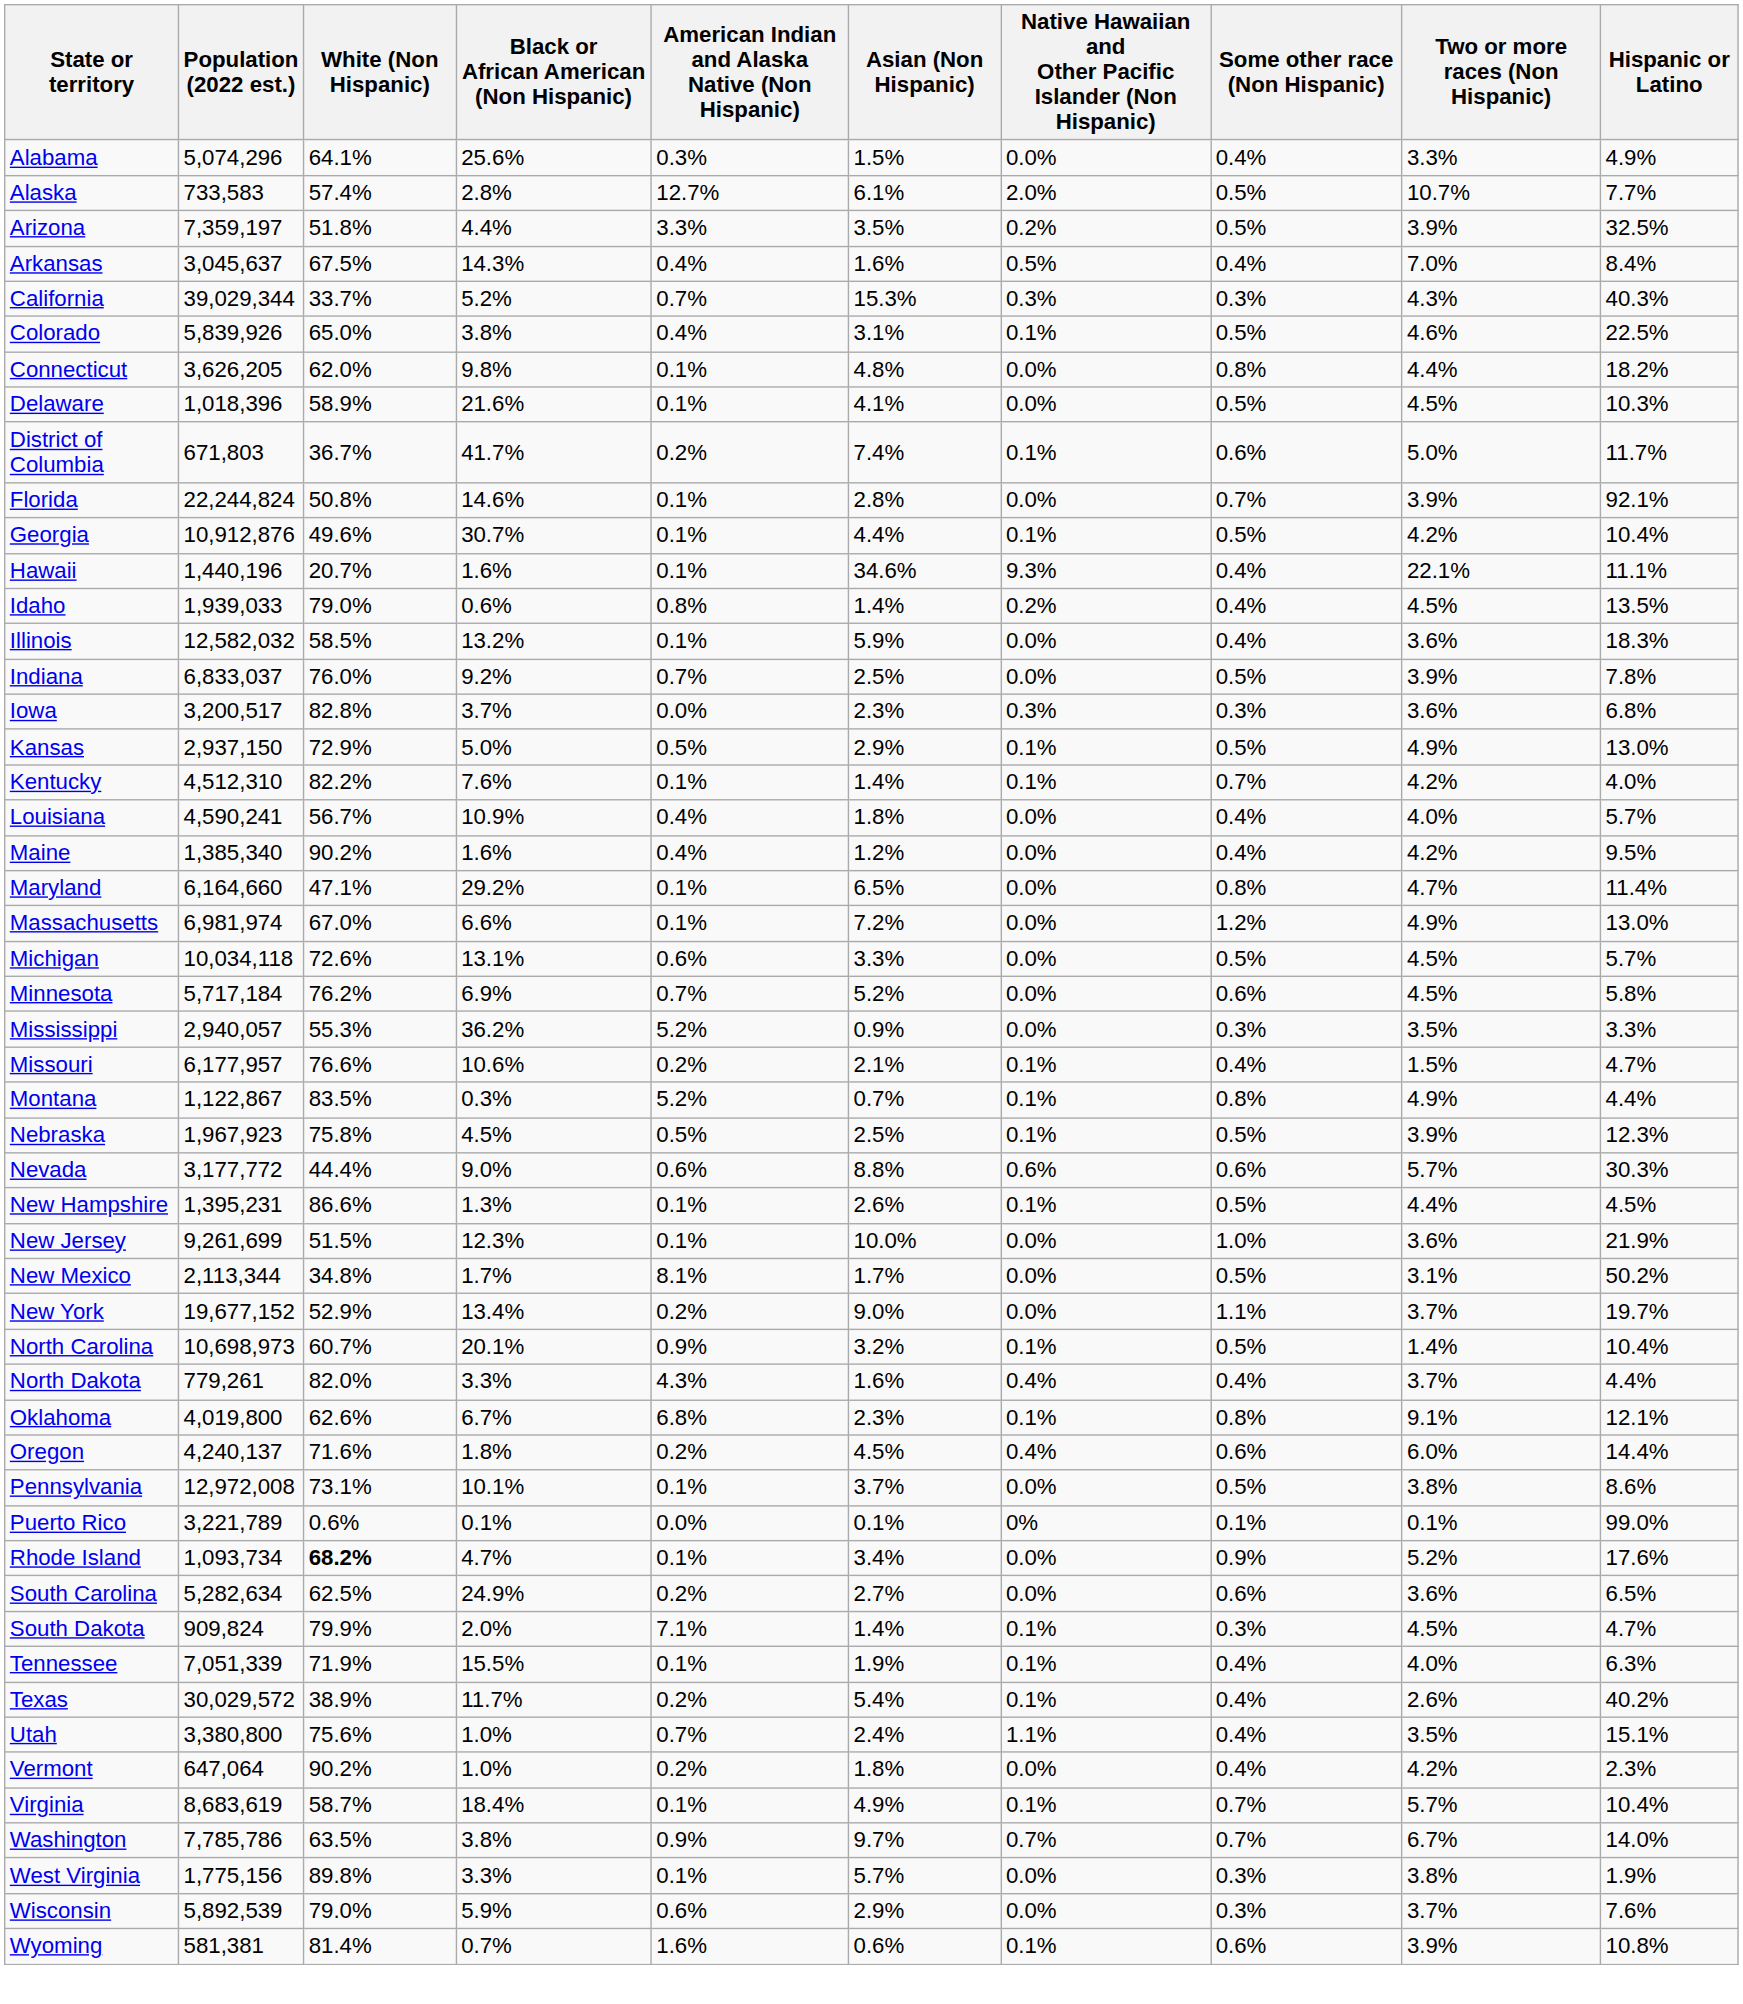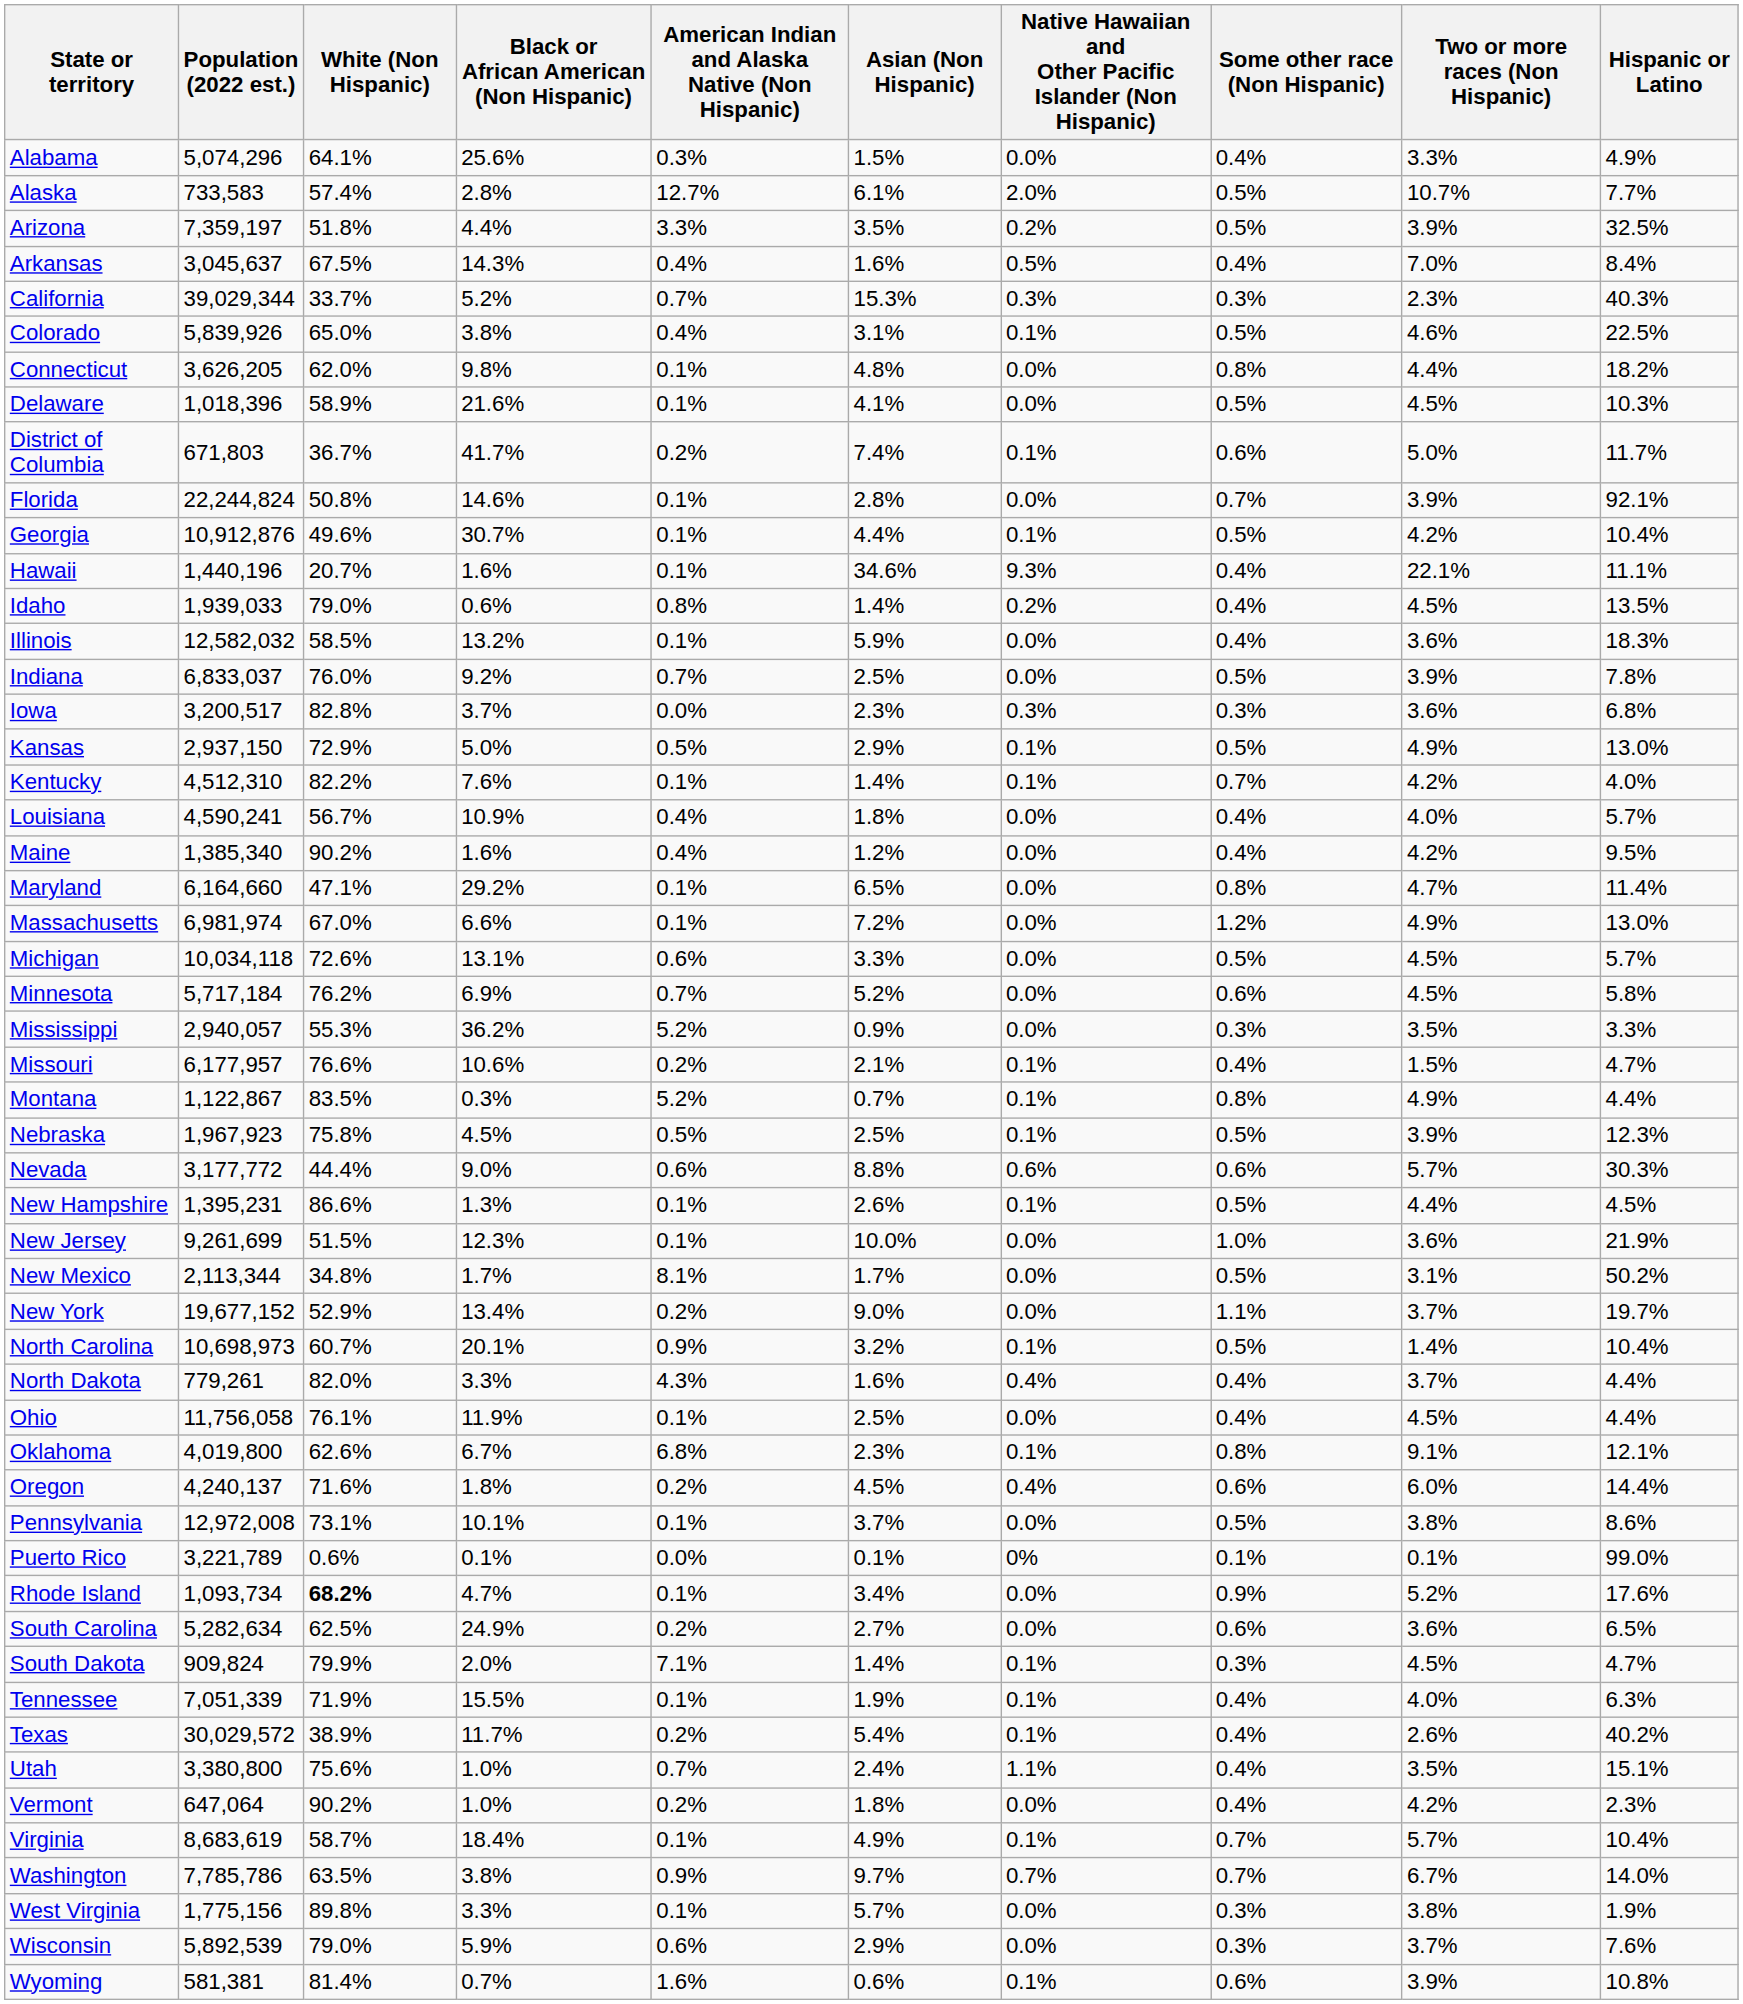(1432, 298) 4.3% -> (1432, 298) 2.3%
+ row: (33, 1417)
